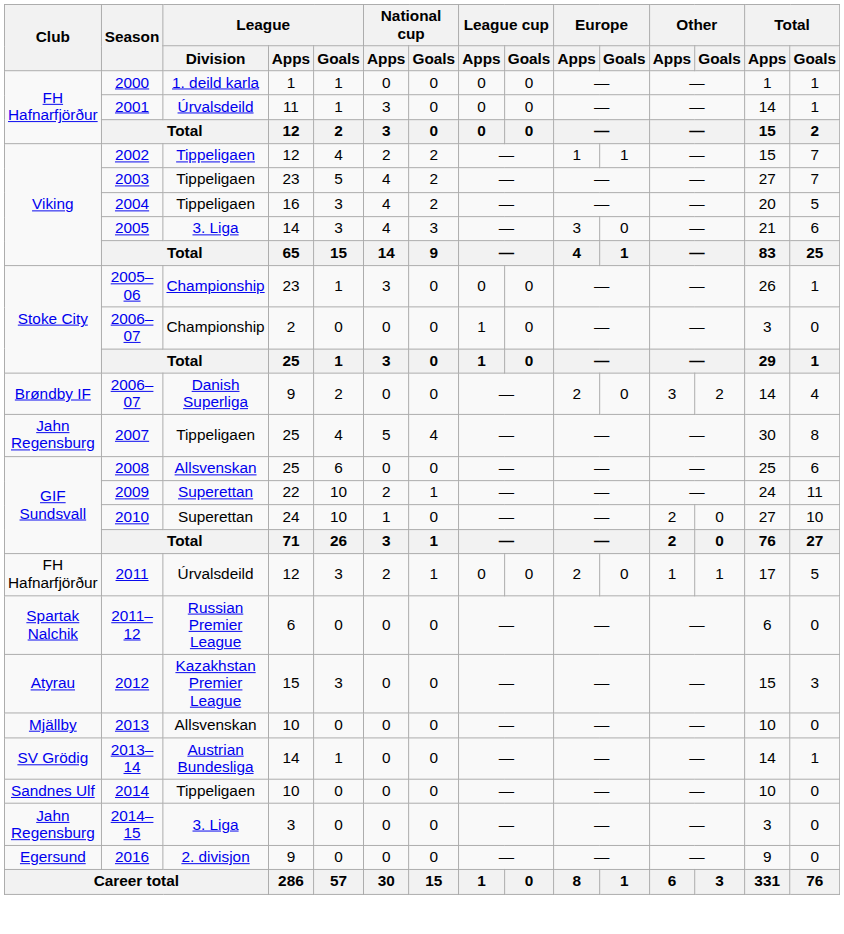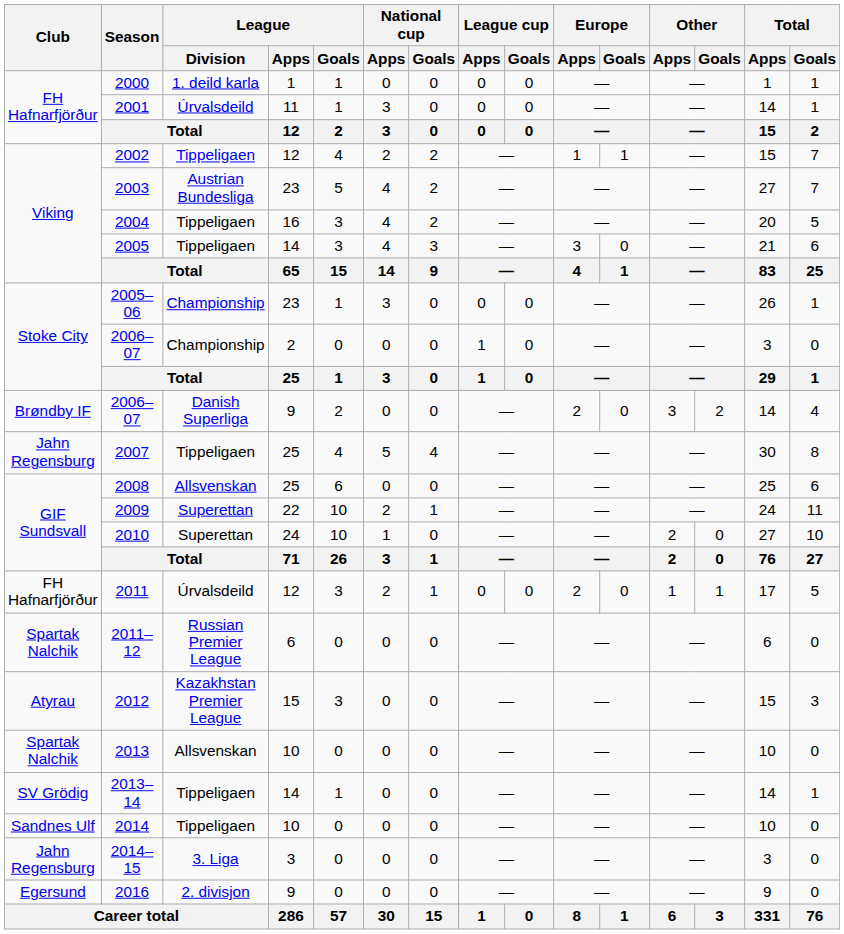(216, 180) Tippeligaen -> (216, 188) Austrian Bundesliga
(216, 228) 3. Liga -> (216, 246) Tippeligaen
(53, 725) Mjällby -> (53, 751) Spartak Nalchik
(216, 758) Austrian Bundesliga -> (216, 792) Tippeligaen
